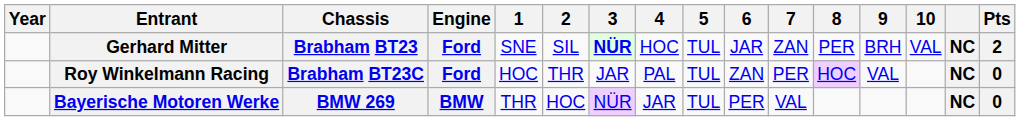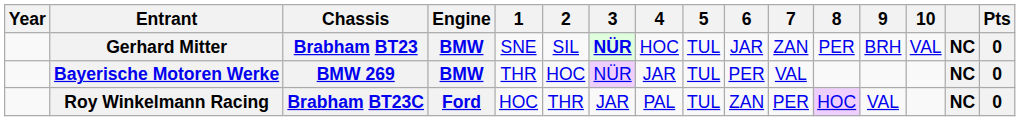(462, 47) Ford -> (462, 47) BMW
(997, 47) 2 -> (997, 47) 0
rows swapped: (167, 74) <-> (167, 102)
